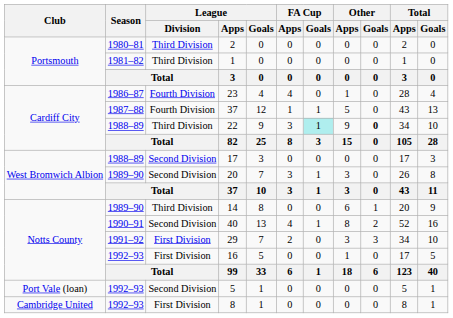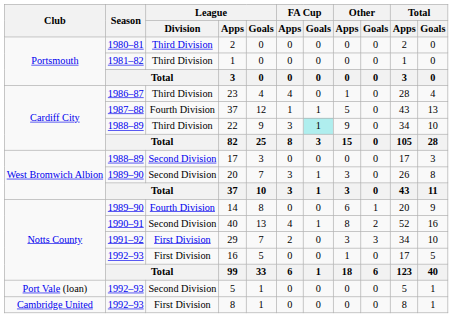(182, 93) Fourth Division -> (182, 93) Third Division
(376, 126) bold -> (376, 126) normal
(182, 207) Third Division -> (182, 207) Fourth Division
